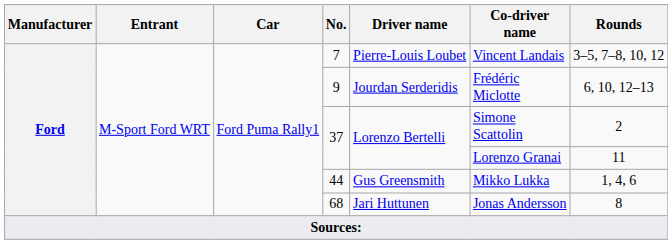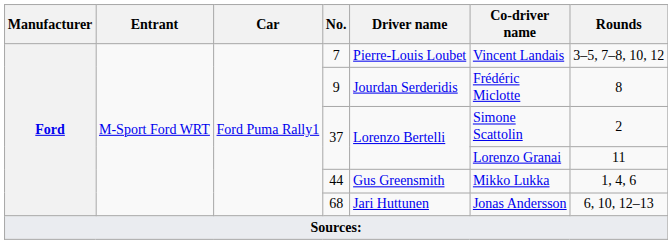(619, 86) 6, 10, 12–13 -> (619, 86) 8
(619, 203) 8 -> (619, 203) 6, 10, 12–13
